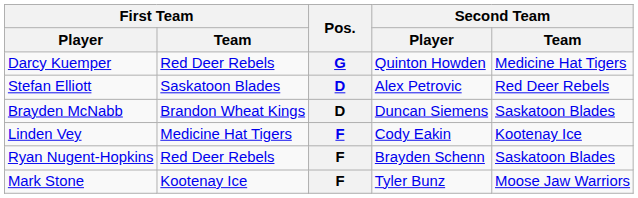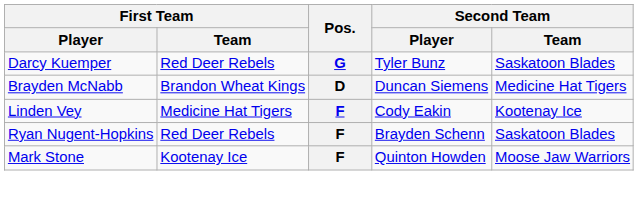(430, 63) Quinton Howden -> (410, 63) Tyler Bunz
(561, 63) Medicine Hat Tigers -> (555, 63) Saskatoon Blades
- row: (50, 87)
(555, 110) Saskatoon Blades -> (561, 87) Medicine Hat Tigers
(410, 181) Tyler Bunz -> (430, 157) Quinton Howden
